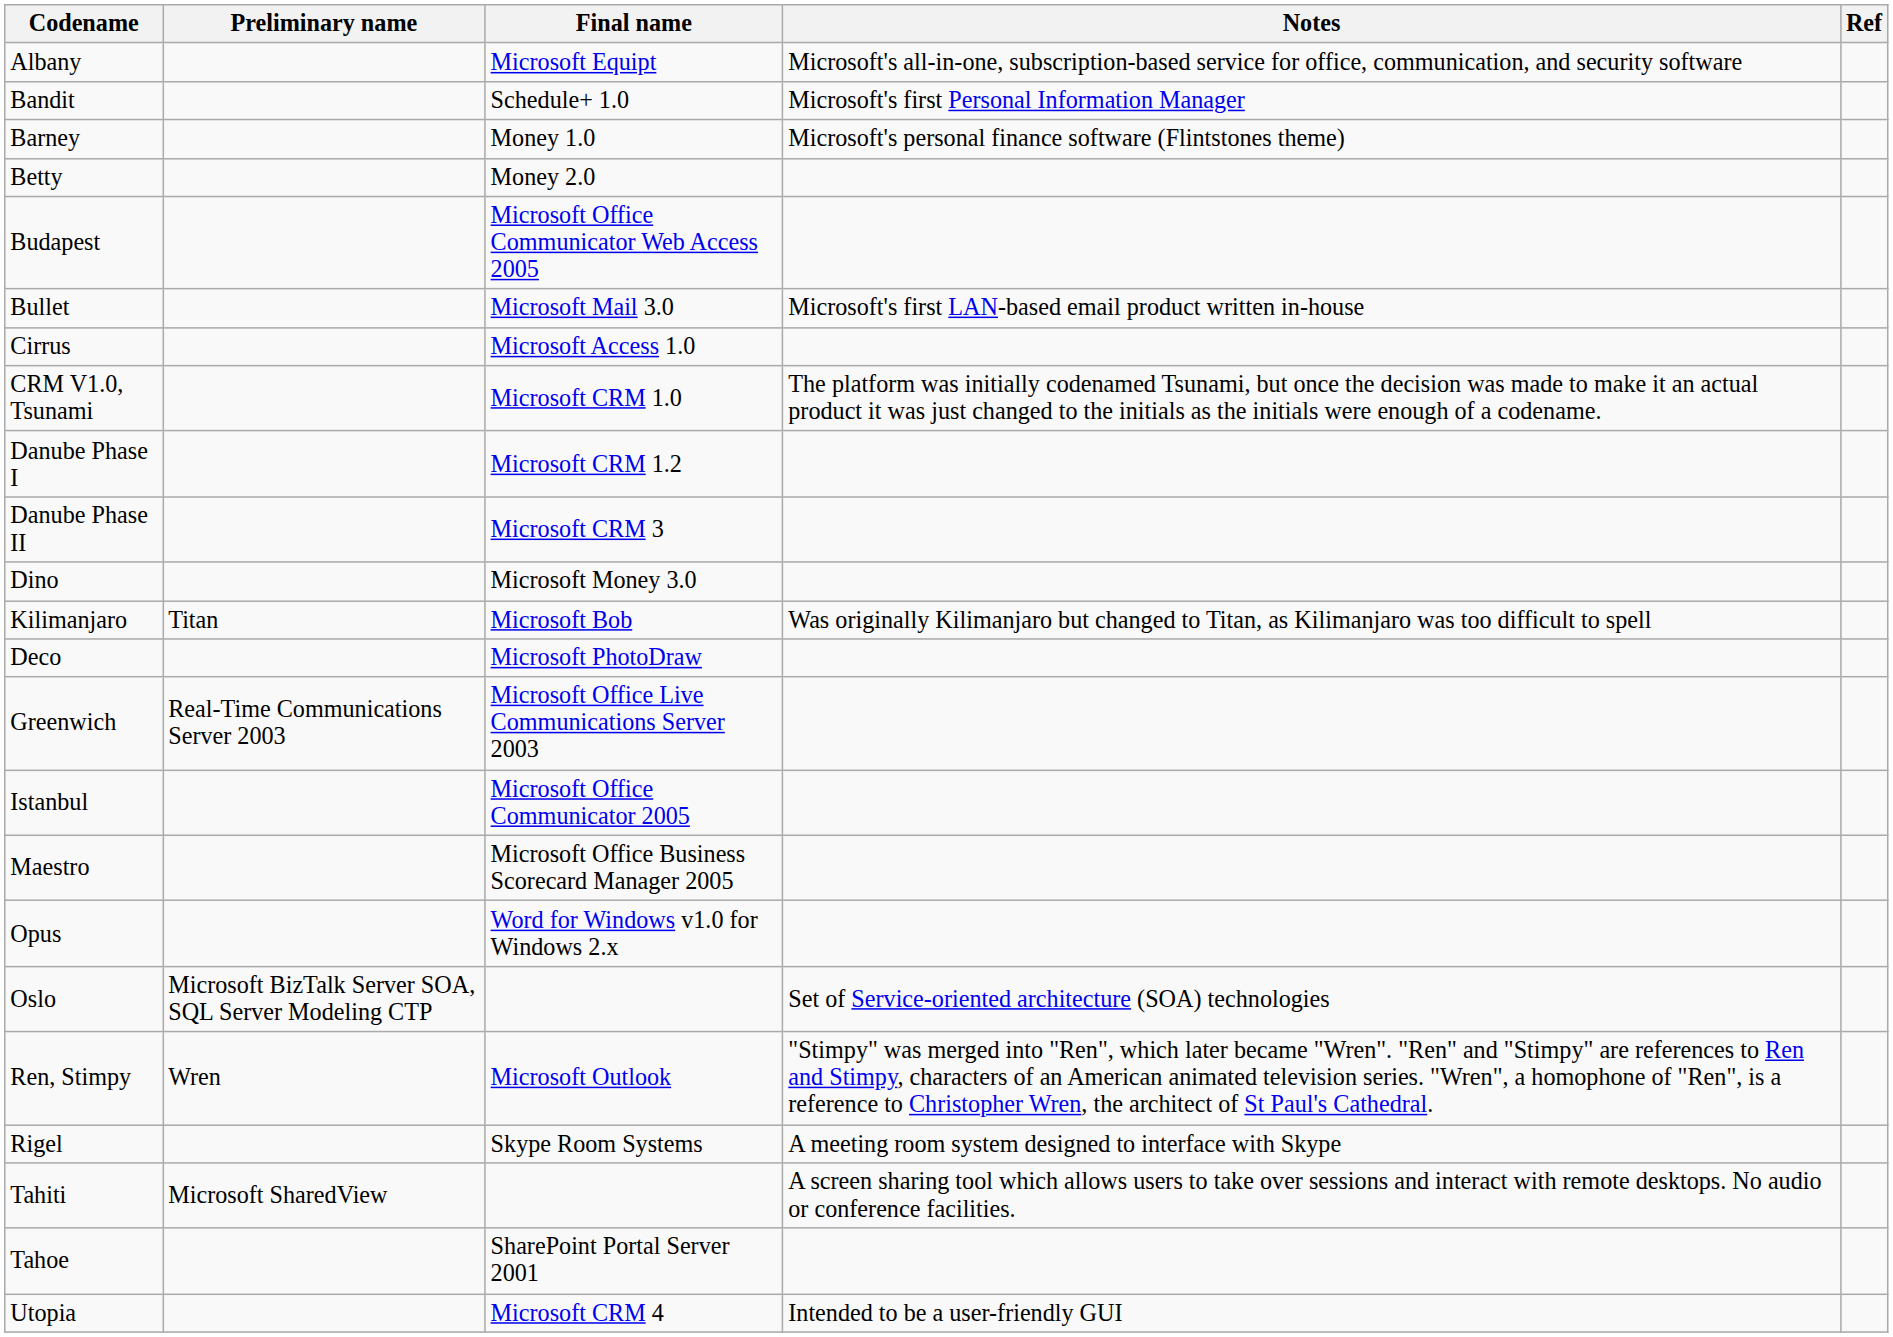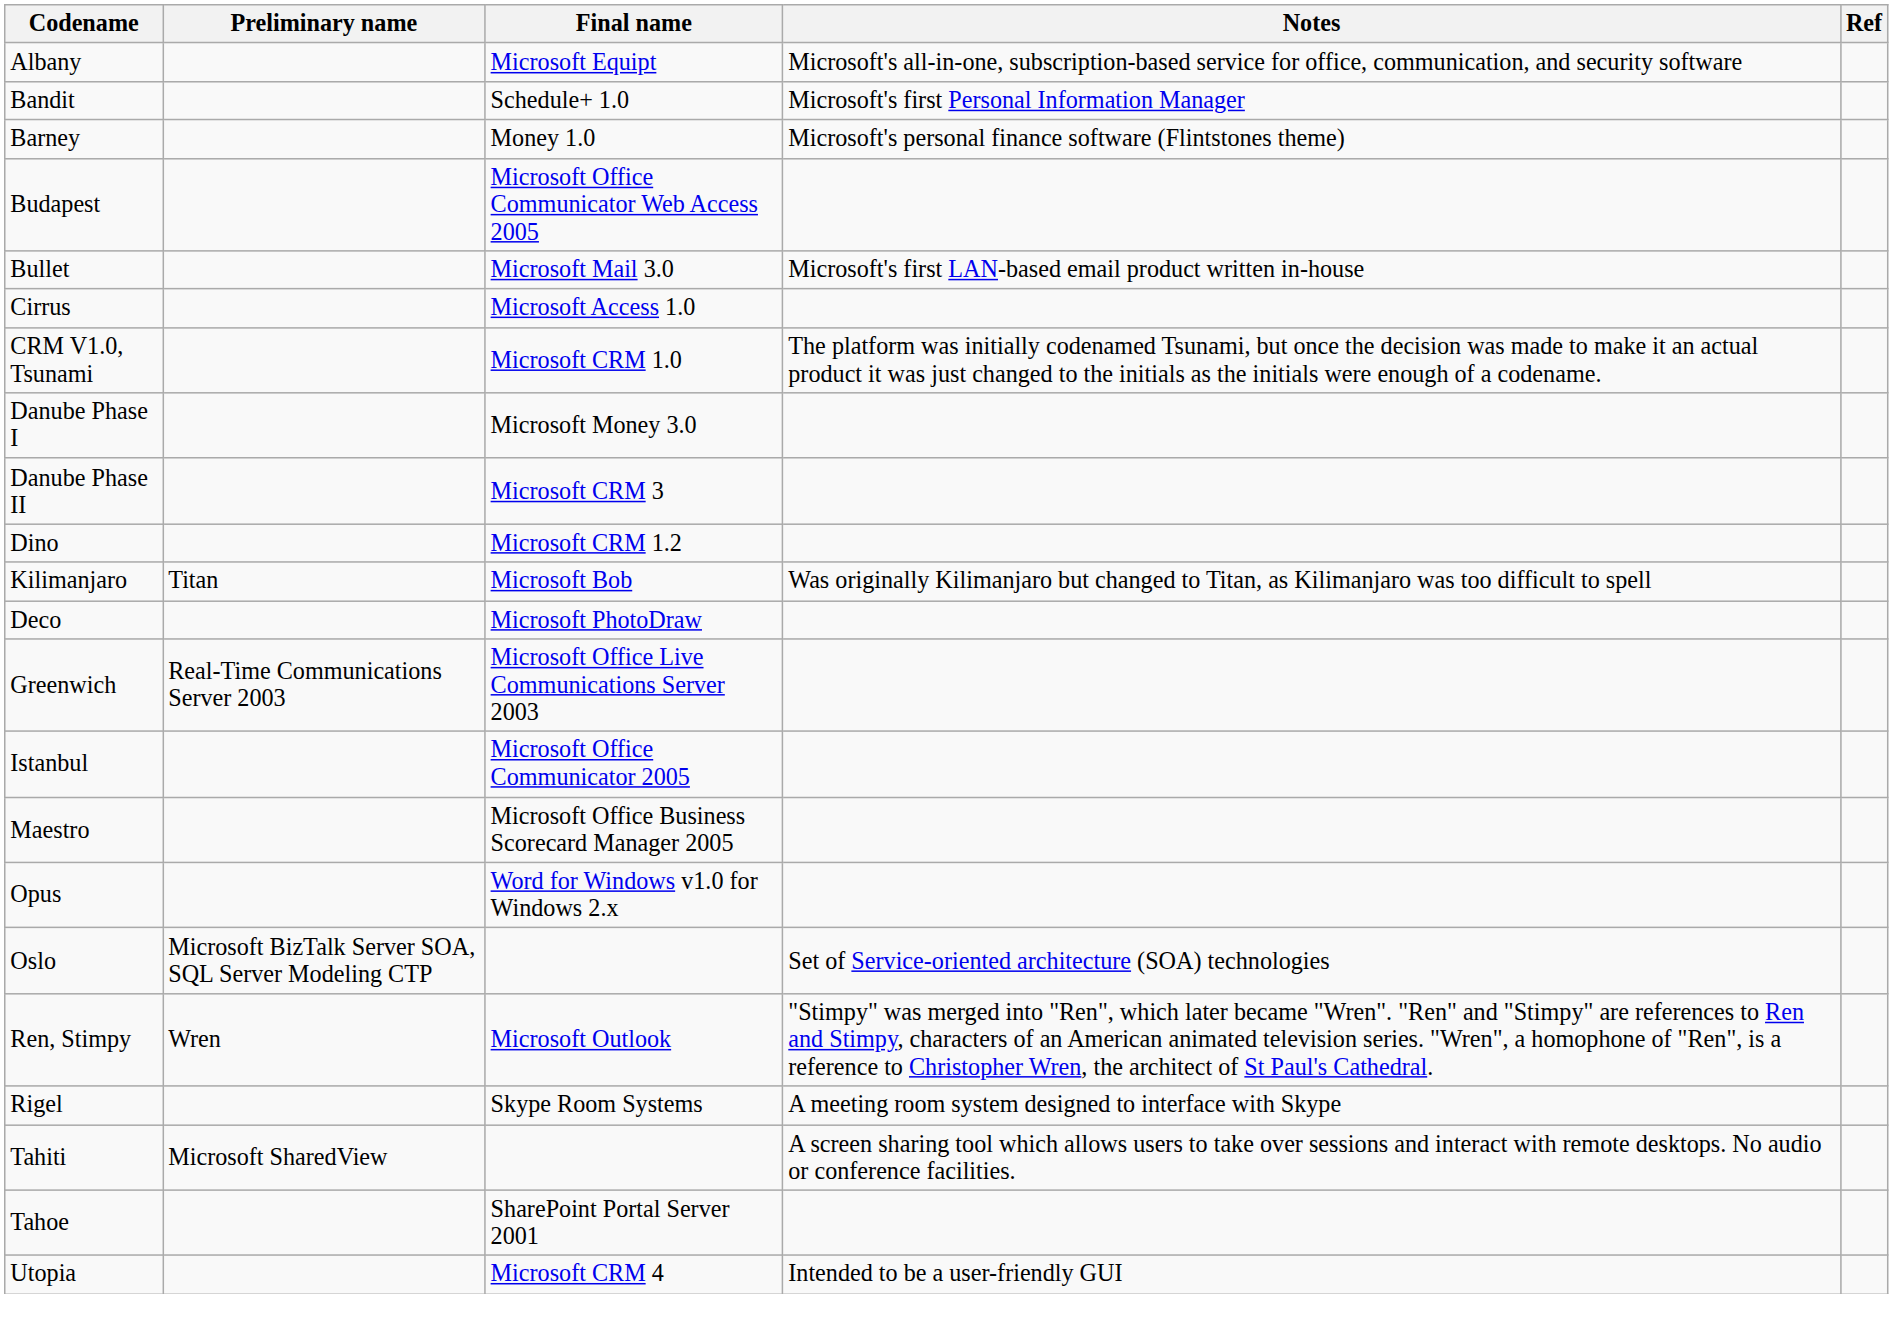- row: (37, 176)
(586, 463) Microsoft CRM 1.2 -> (594, 425) Microsoft Money 3.0
(594, 581) Microsoft Money 3.0 -> (586, 542) Microsoft CRM 1.2
